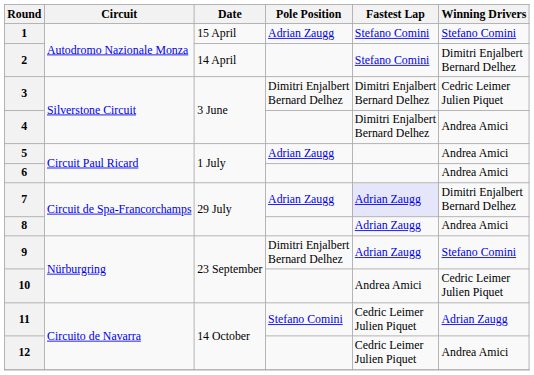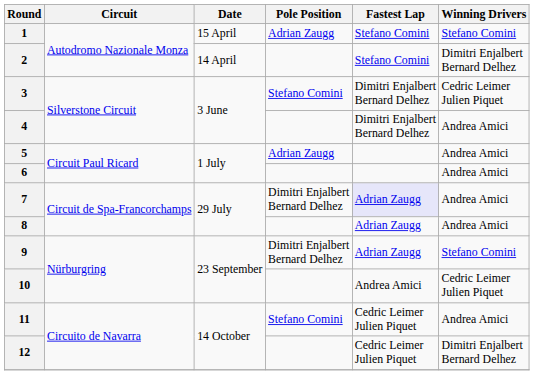(309, 93) Dimitri Enjalbert Bernard Delhez -> (305, 93) Stefano Comini
(301, 199) Adrian Zaugg -> (309, 199) Dimitri Enjalbert Bernard Delhez
(482, 199) Dimitri Enjalbert Bernard Delhez -> (475, 199) Andrea Amici
(475, 319) Adrian Zaugg -> (475, 319) Andrea Amici
(475, 352) Andrea Amici -> (482, 352) Dimitri Enjalbert Bernard Delhez
